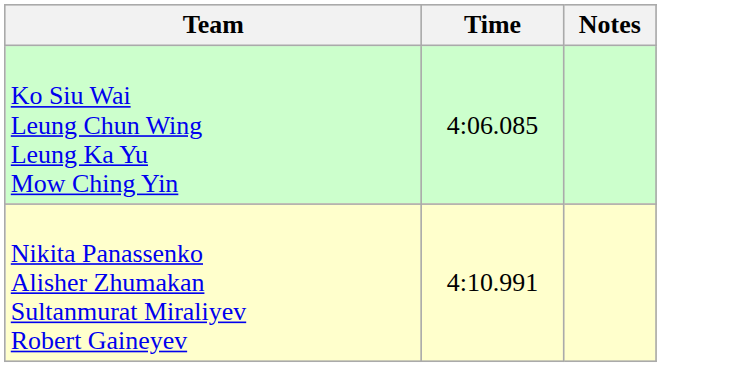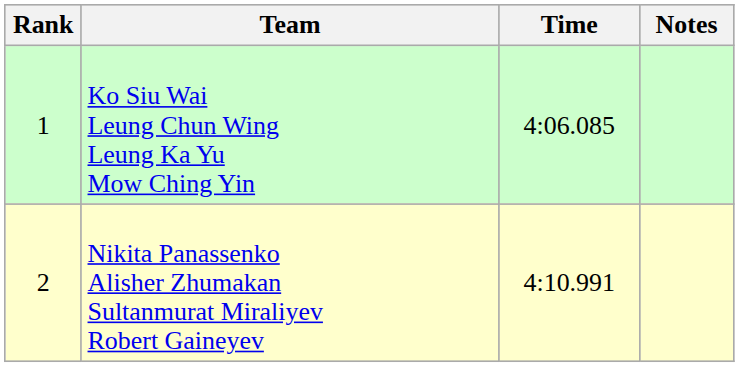+ column: (43, 25)
